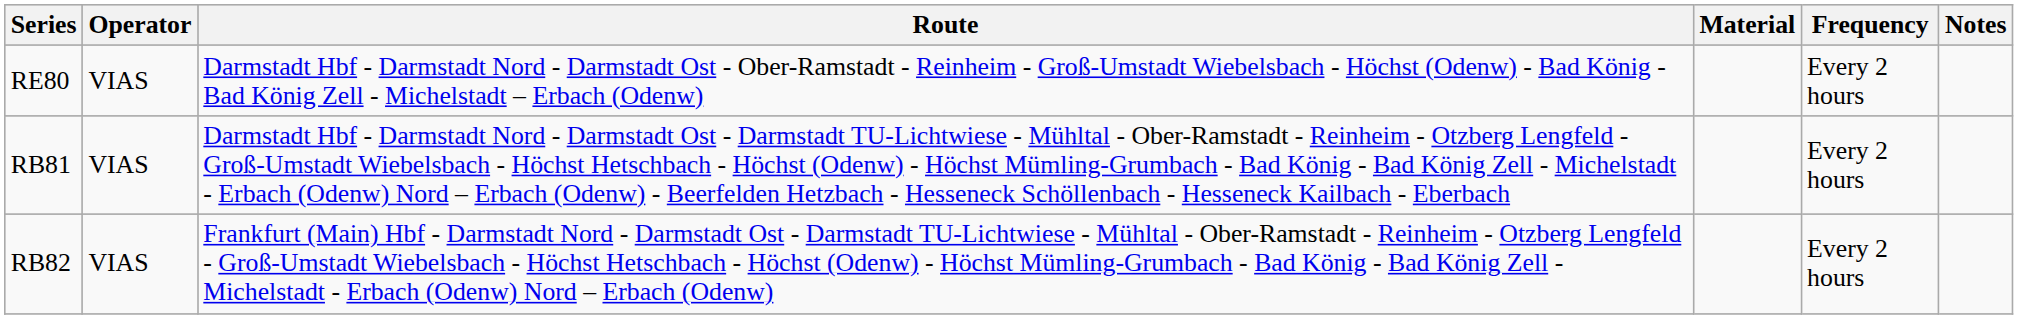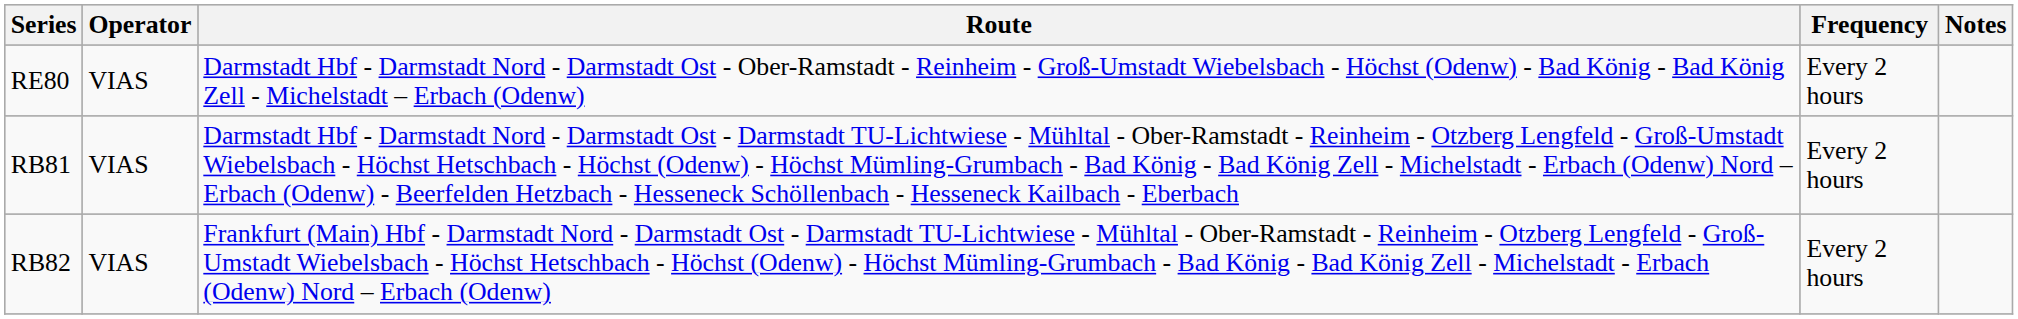- column: (1747, 24)
